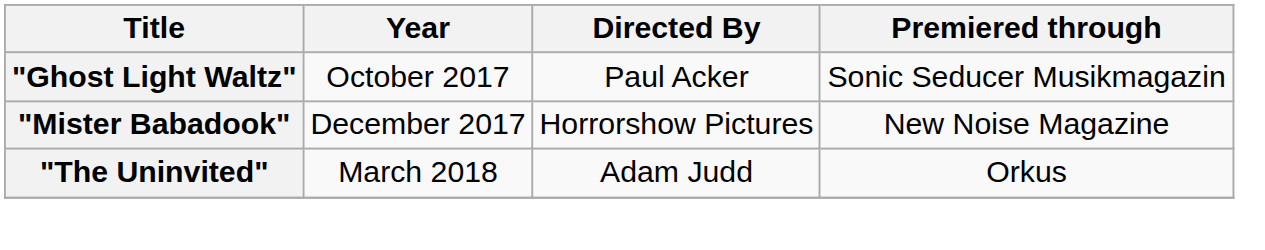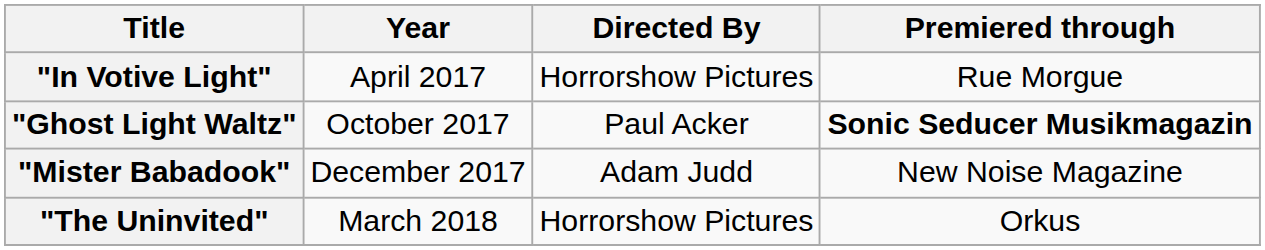+ row: (154, 76)
(1027, 76) normal -> (1040, 124) bold
(676, 124) Horrorshow Pictures -> (676, 172) Adam Judd
(676, 172) Adam Judd -> (676, 220) Horrorshow Pictures
